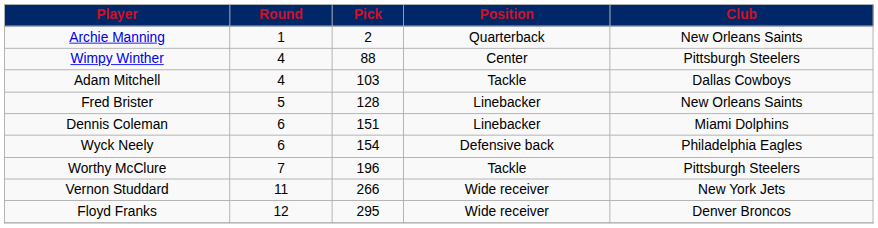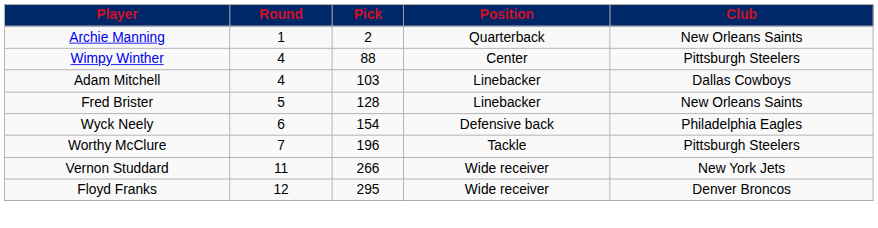(507, 80) Tackle -> (507, 80) Linebacker
- row: (117, 124)
